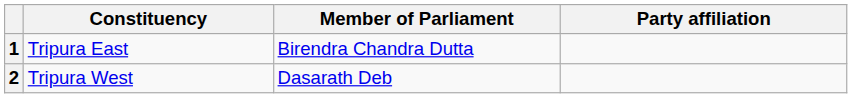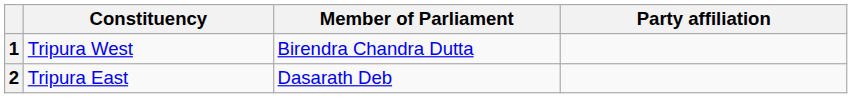(78, 48) Tripura East -> (80, 48) Tripura West
(80, 78) Tripura West -> (78, 78) Tripura East
